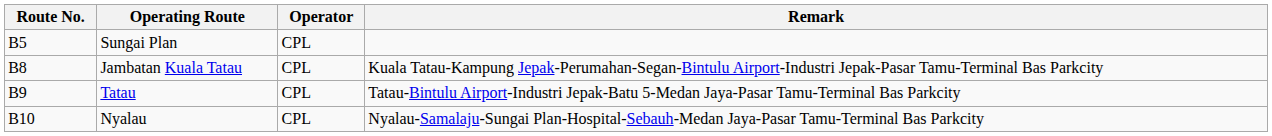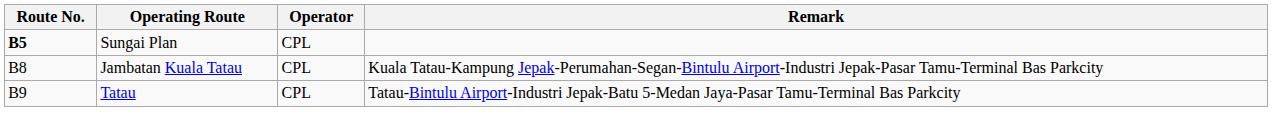(18, 42) normal -> (18, 42) bold
- row: (123, 118)
